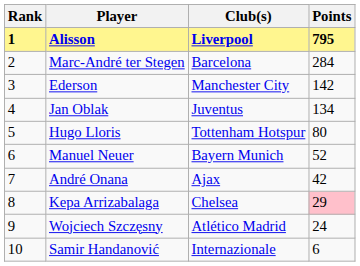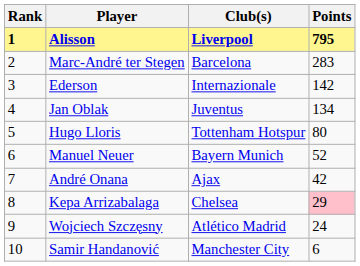(323, 62) 284 -> (323, 62) 283
(240, 86) Manchester City -> (234, 86) Internazionale
(234, 249) Internazionale -> (240, 249) Manchester City
